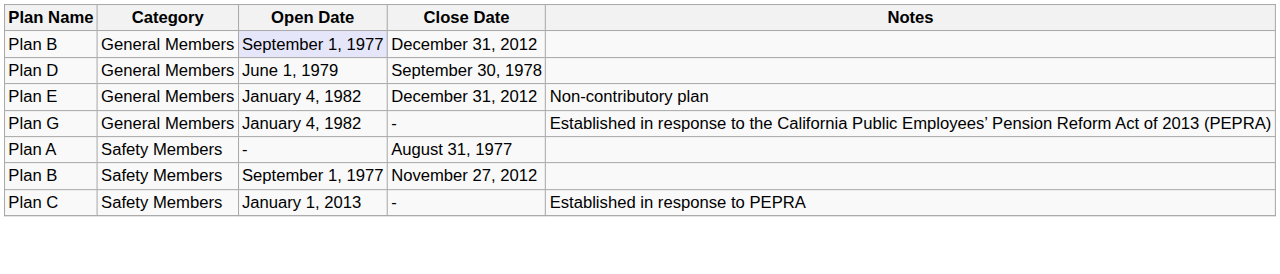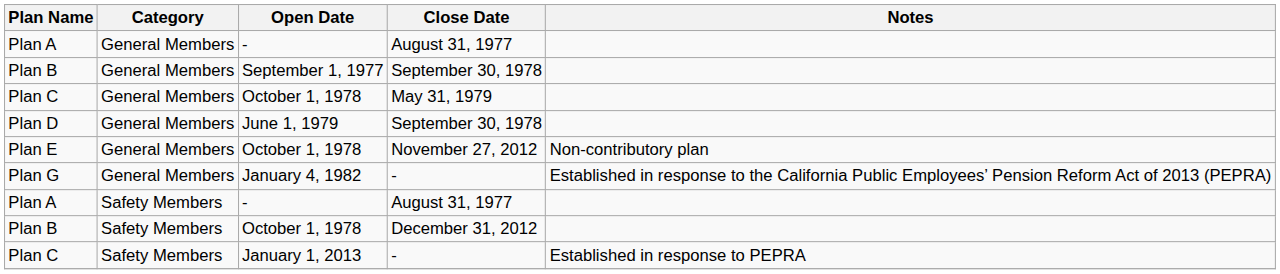+ row: (32, 44)
(313, 44) lavender background -> (313, 70) no background
(464, 44) December 31, 2012 -> (467, 70) September 30, 1978
+ row: (33, 96)
(302, 96) January 4, 1982 -> (302, 149) October 1, 1978
(464, 96) December 31, 2012 -> (464, 149) November 27, 2012
(313, 176) September 1, 1977 -> (302, 228) October 1, 1978
(464, 176) November 27, 2012 -> (464, 228) December 31, 2012
